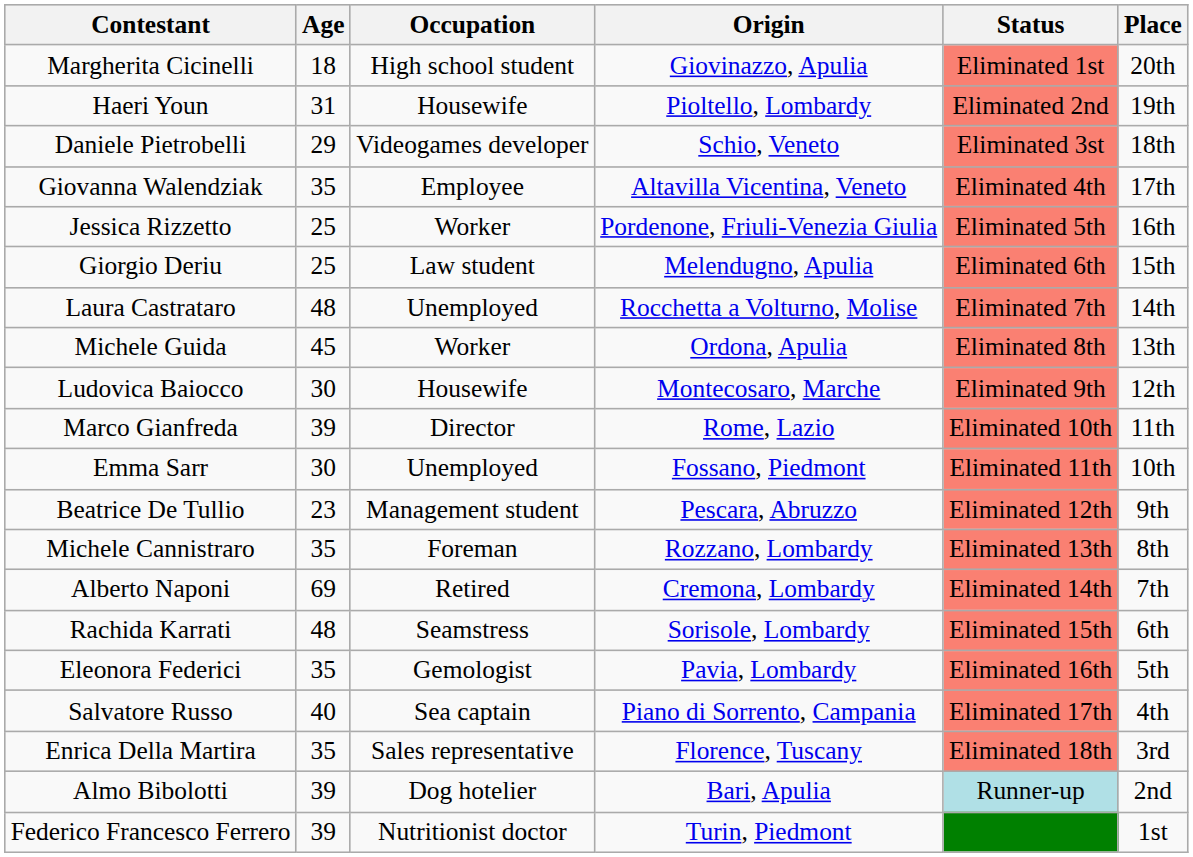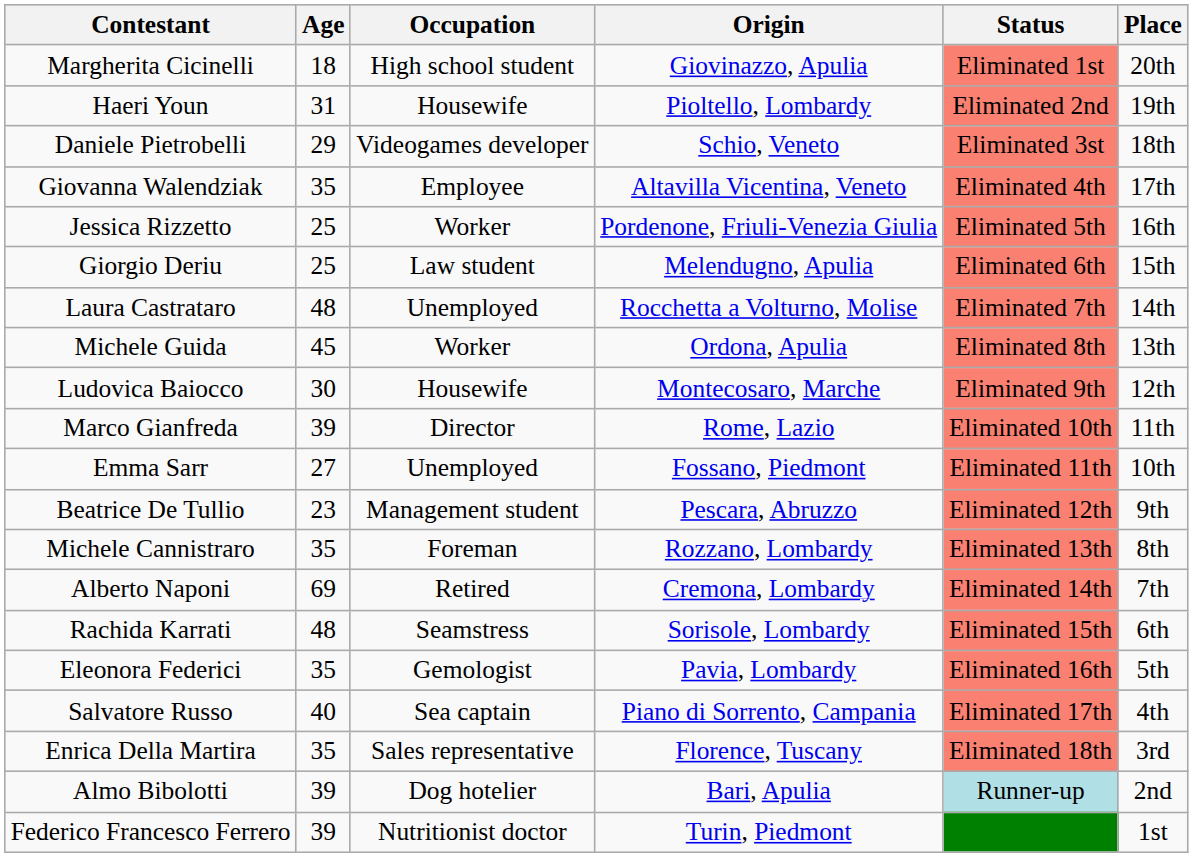(323, 468) 30 -> (323, 468) 27
